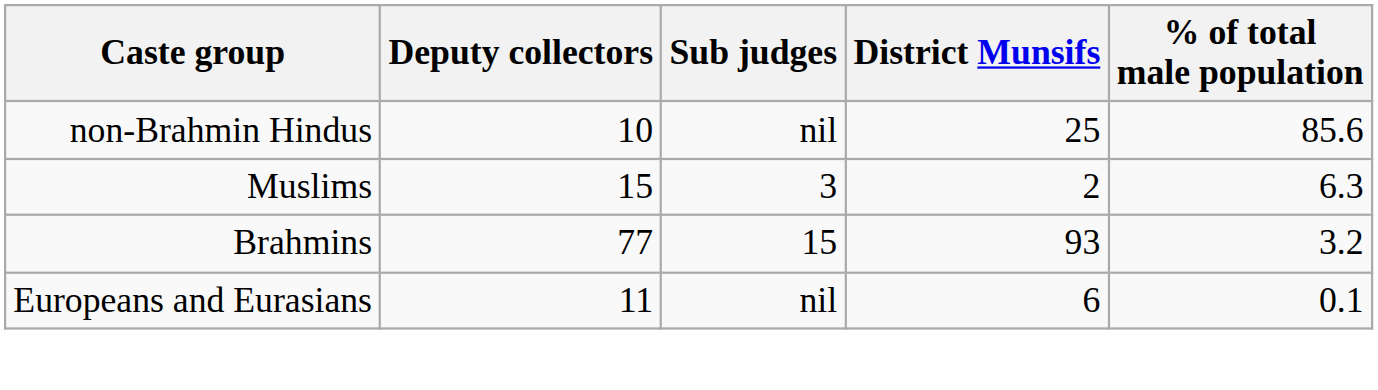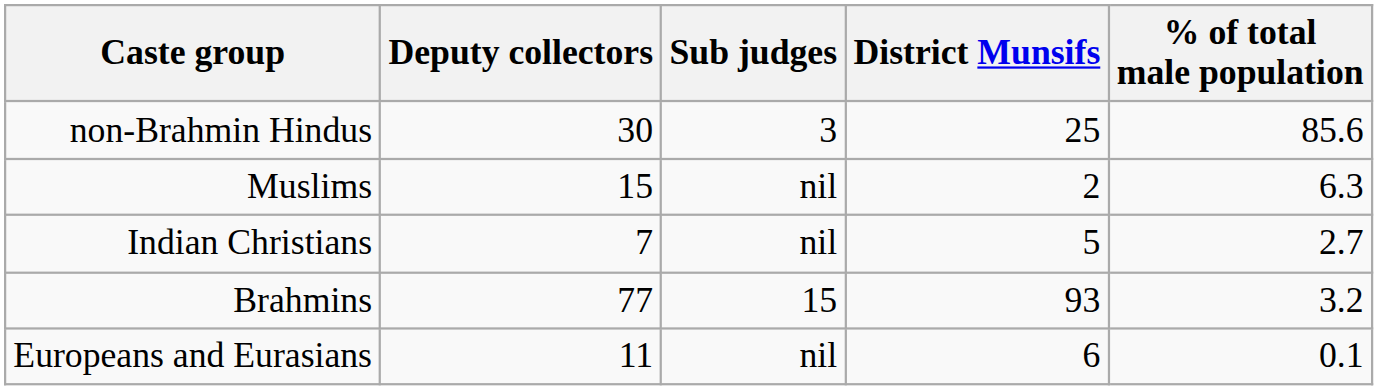(635, 129) 10 -> (635, 129) 30
(818, 129) nil -> (828, 129) 3
(828, 186) 3 -> (818, 186) nil
+ row: (250, 242)
